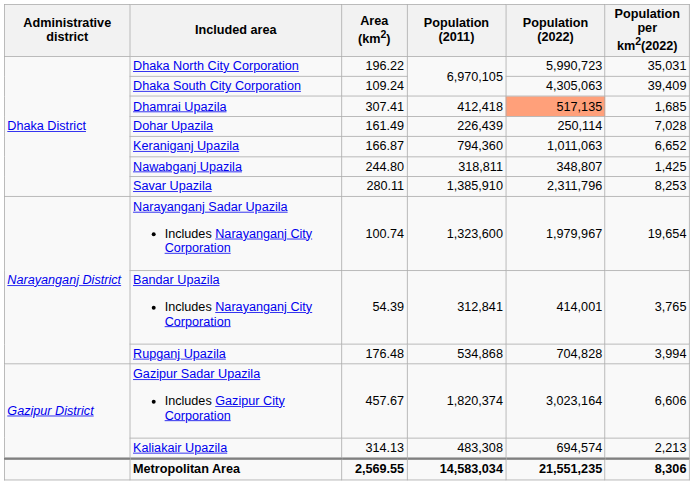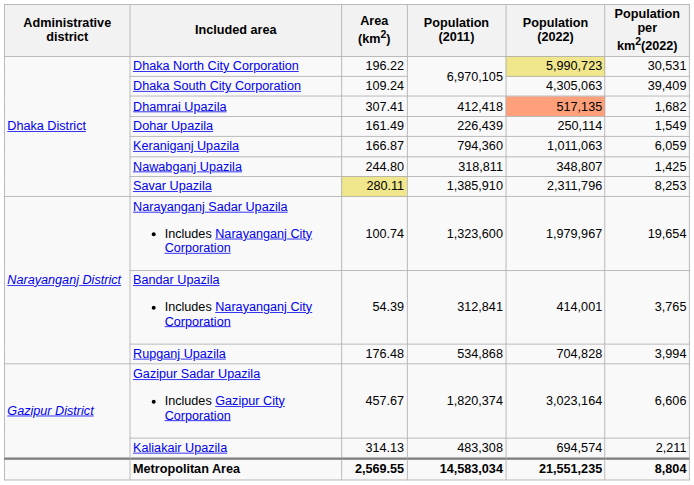(574, 66) no background -> (574, 66) khaki background
(667, 66) 35,031 -> (667, 66) 30,531
(671, 106) 1,685 -> (671, 106) 1,682
(671, 126) 7,028 -> (671, 126) 1,549
(671, 146) 6,652 -> (671, 146) 6,059
(385, 186) no background -> (385, 186) khaki background
(671, 448) 2,213 -> (671, 448) 2,211
(671, 469) 8,306 -> (671, 469) 8,804
